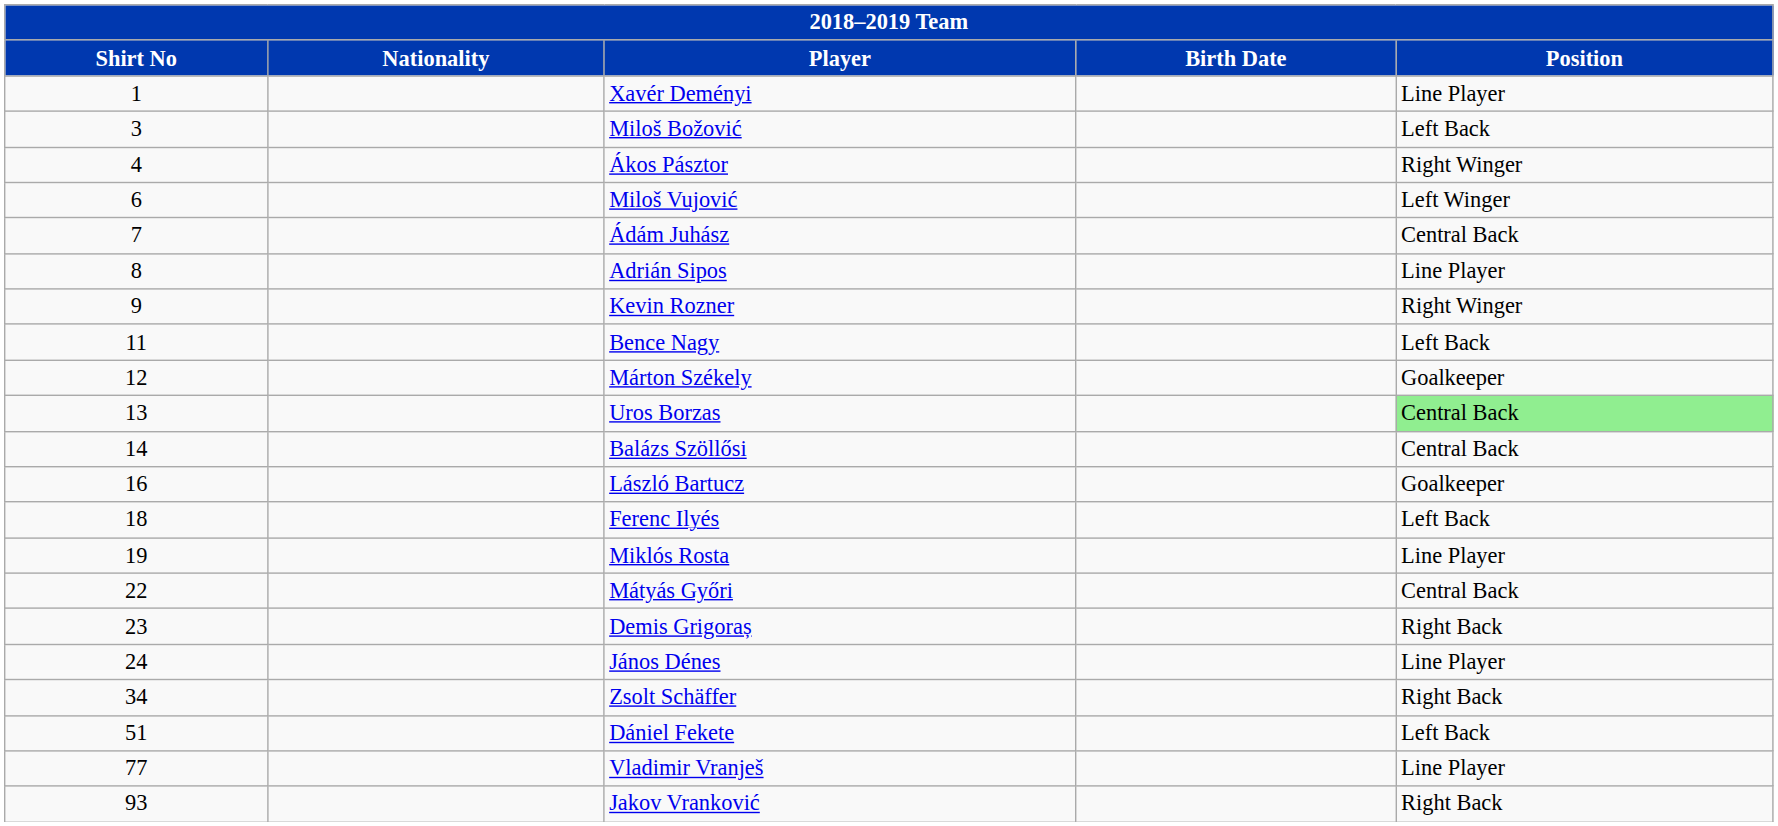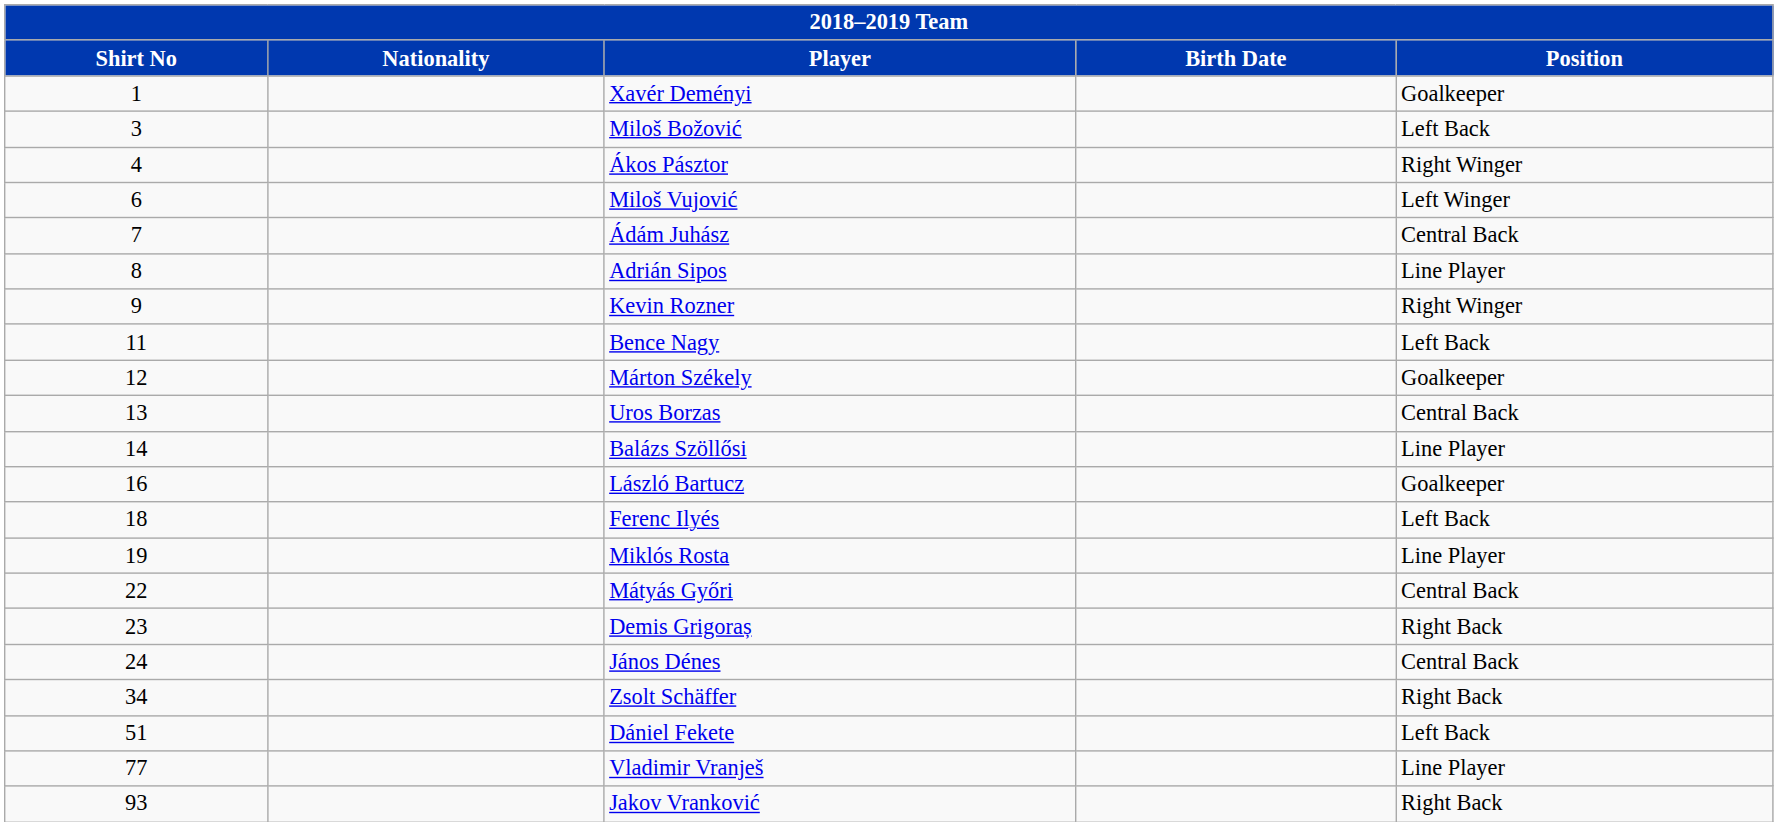(1453, 93) Line Player -> (1453, 93) Goalkeeper
(1460, 413) lightgreen background -> (1460, 413) no background
(1460, 448) Central Back -> (1453, 448) Line Player
(1453, 661) Line Player -> (1460, 661) Central Back
